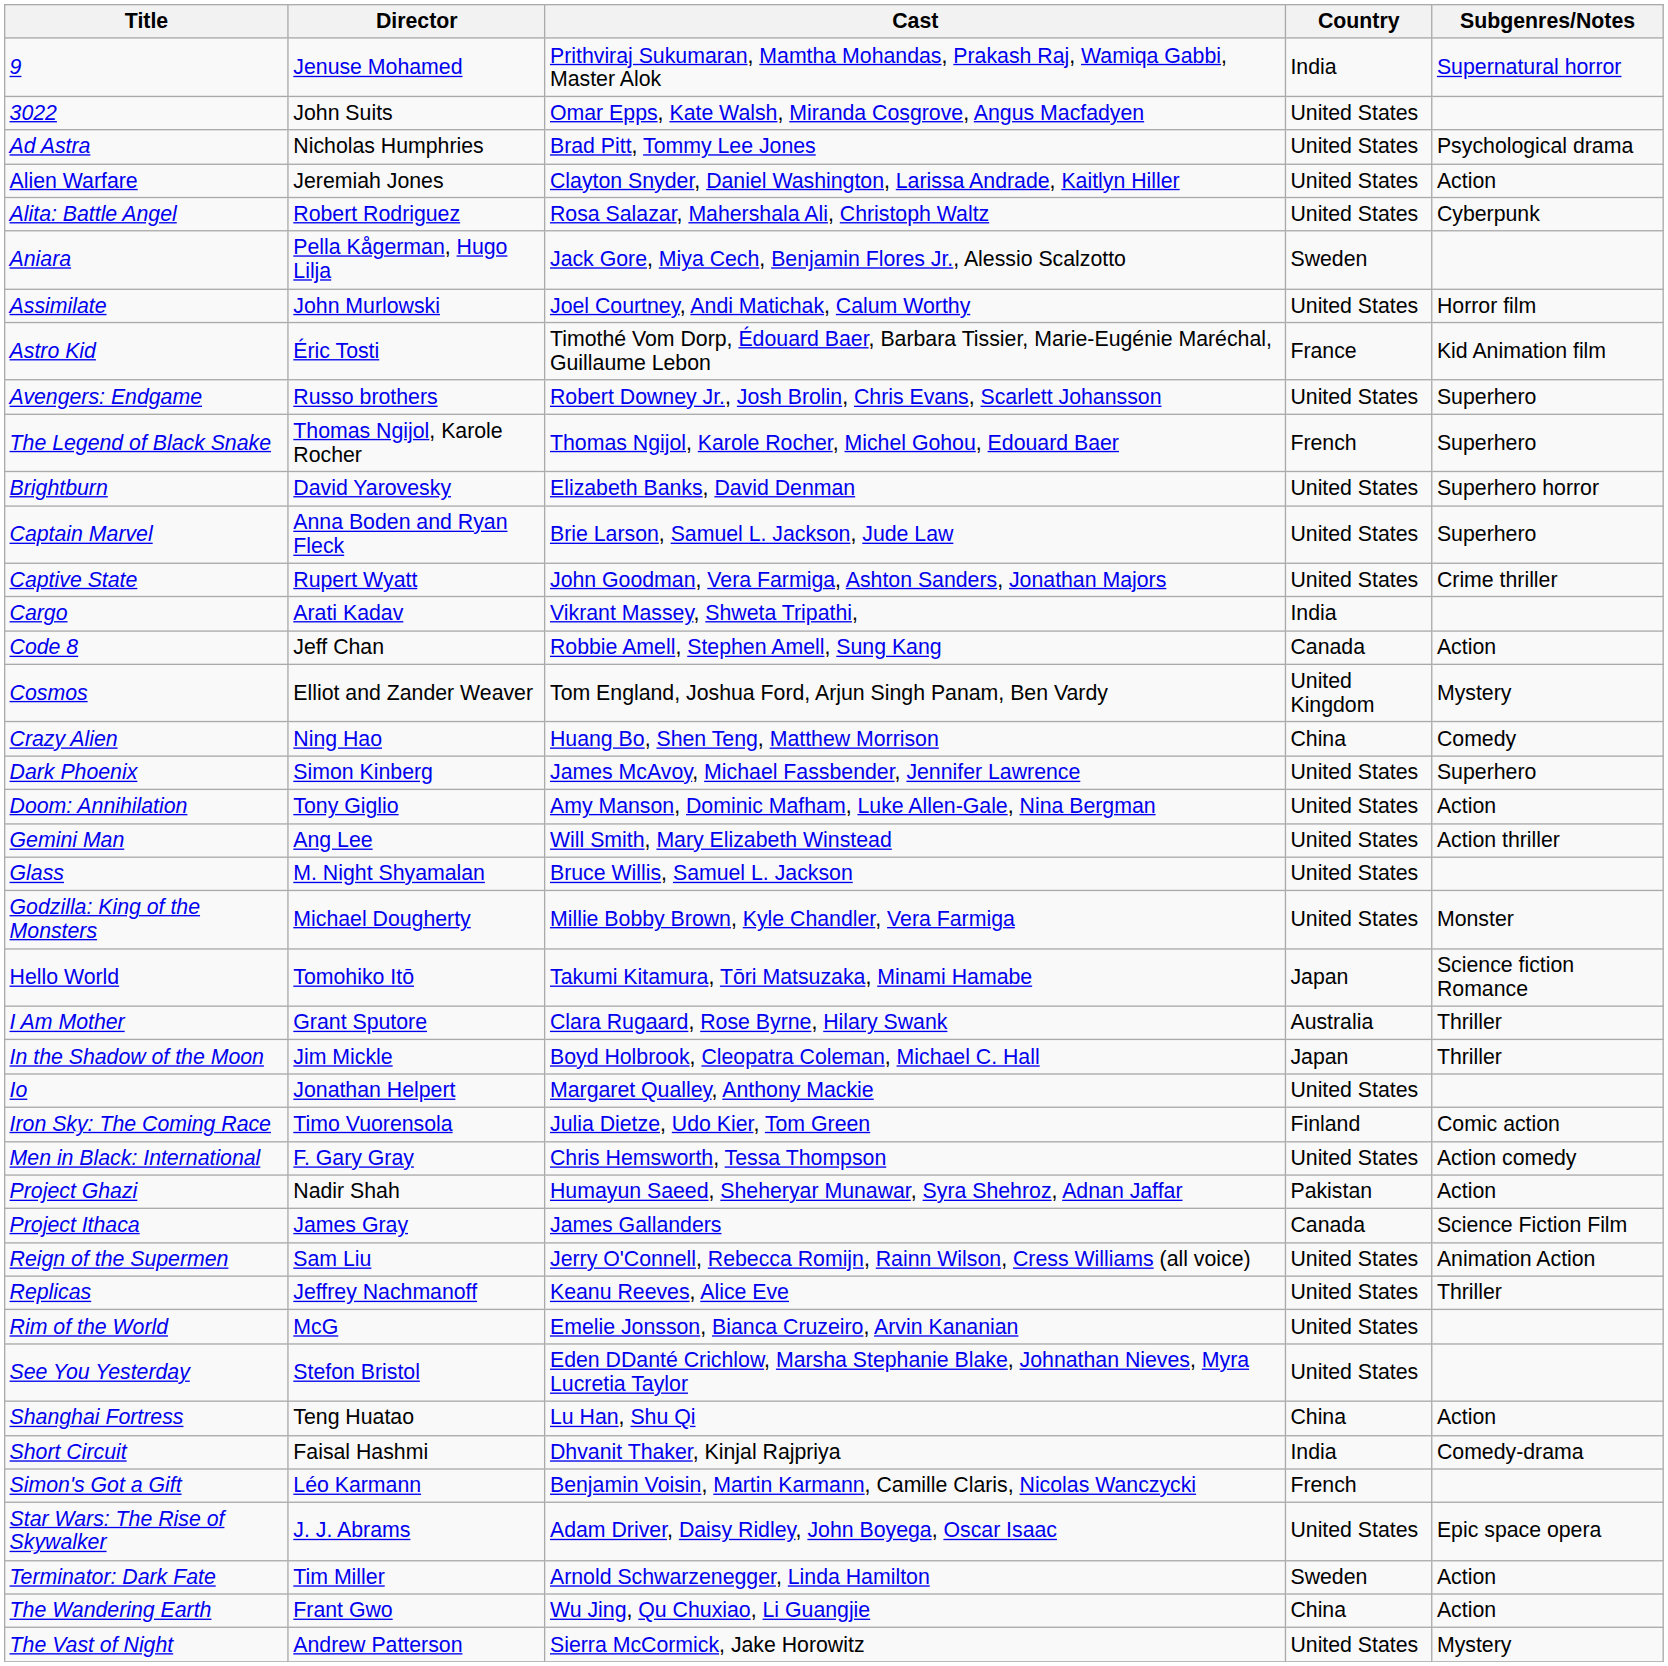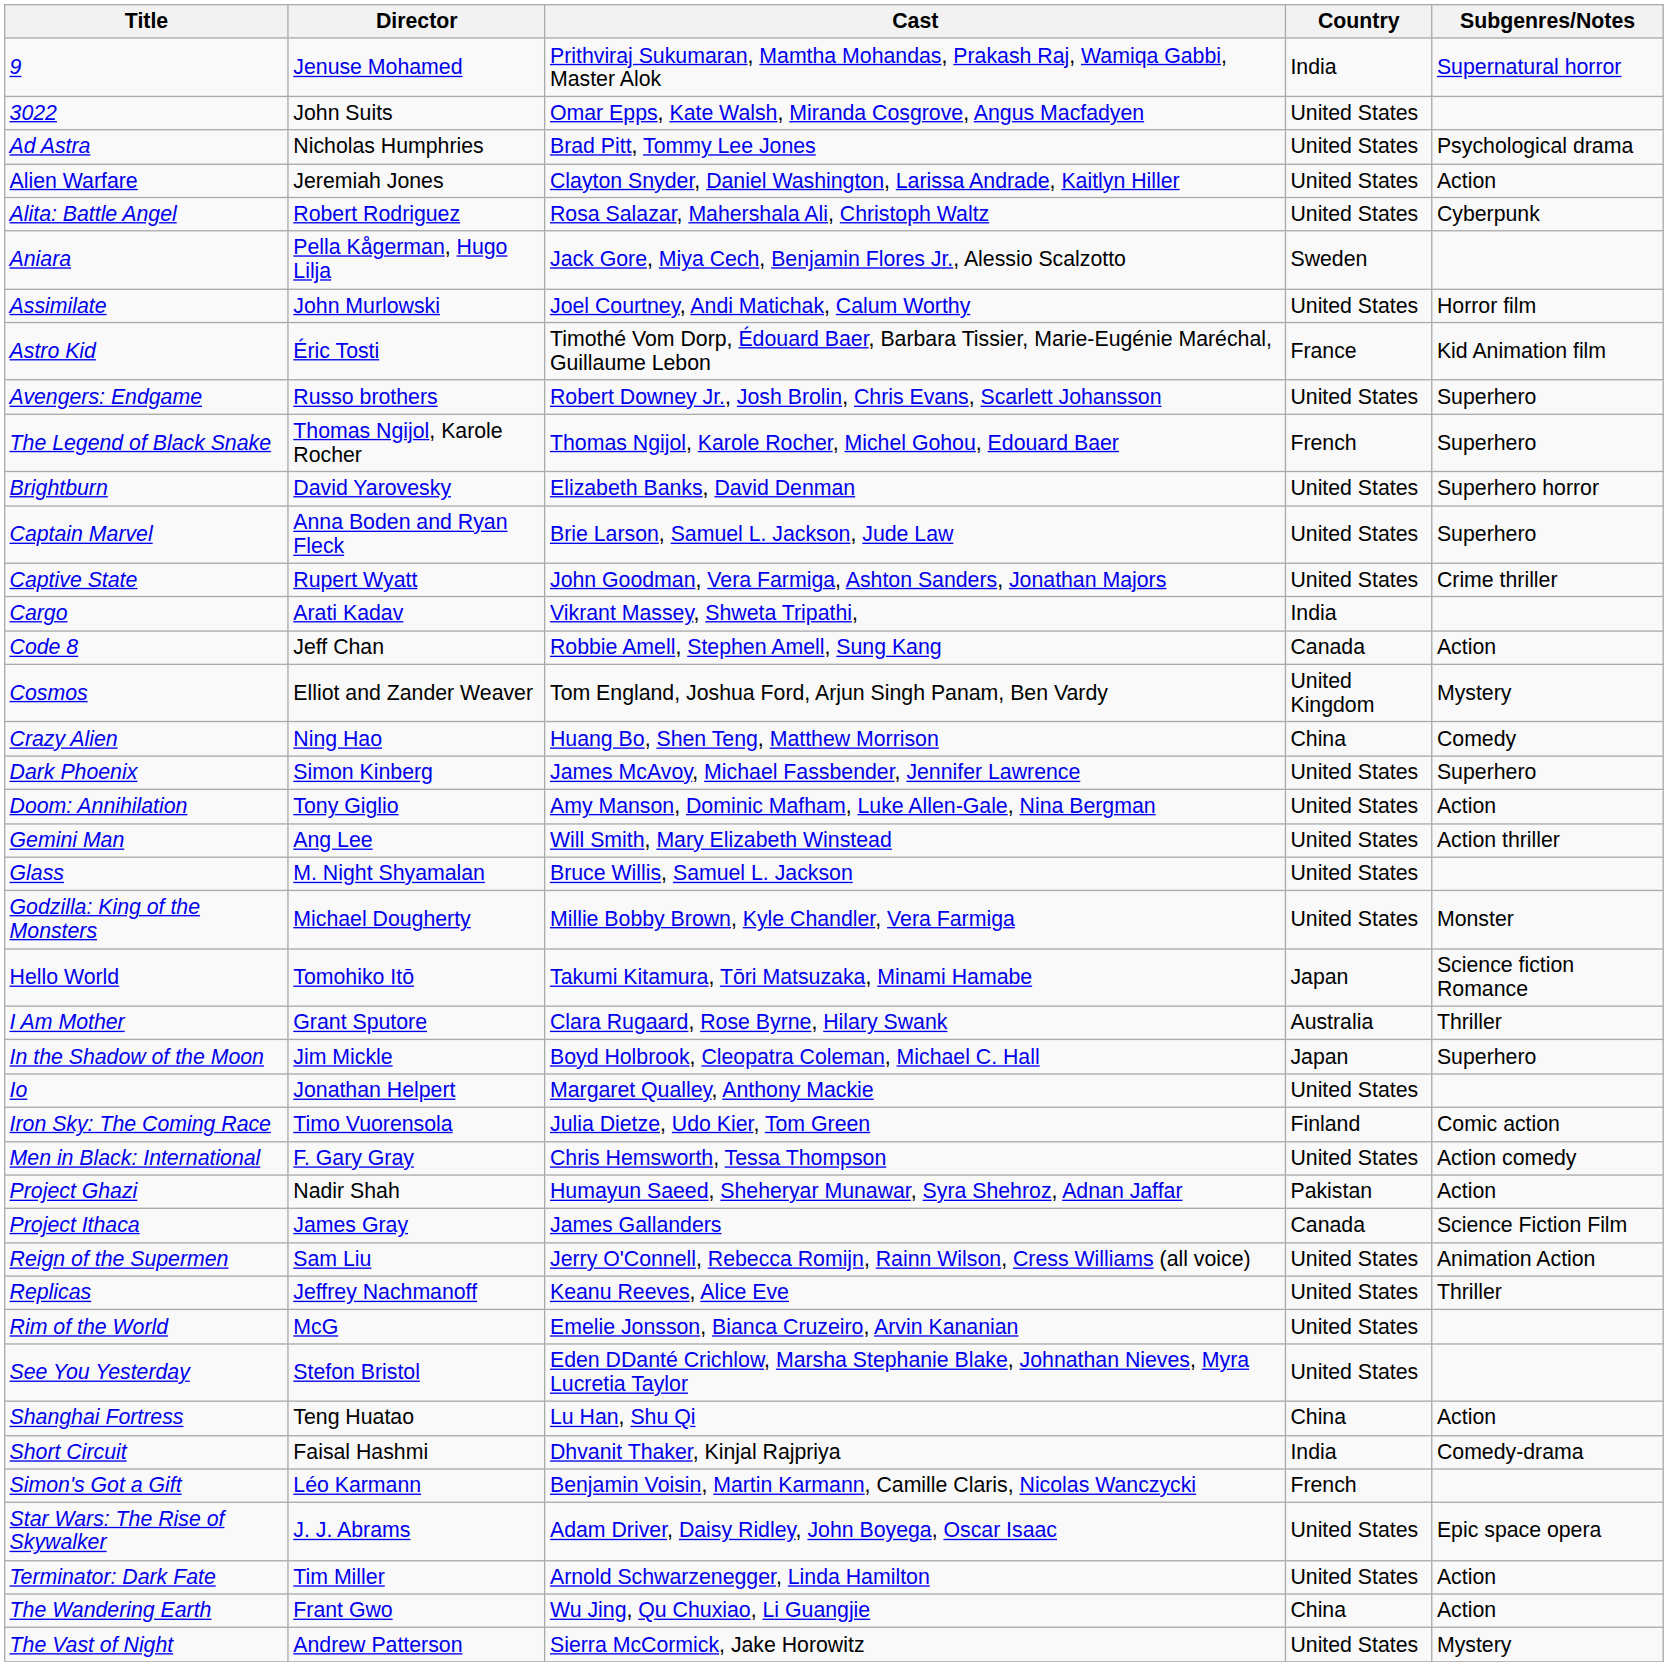(1469, 1056) Thriller -> (1487, 1056) Superhero
(1329, 1576) Sweden -> (1354, 1576) United States
